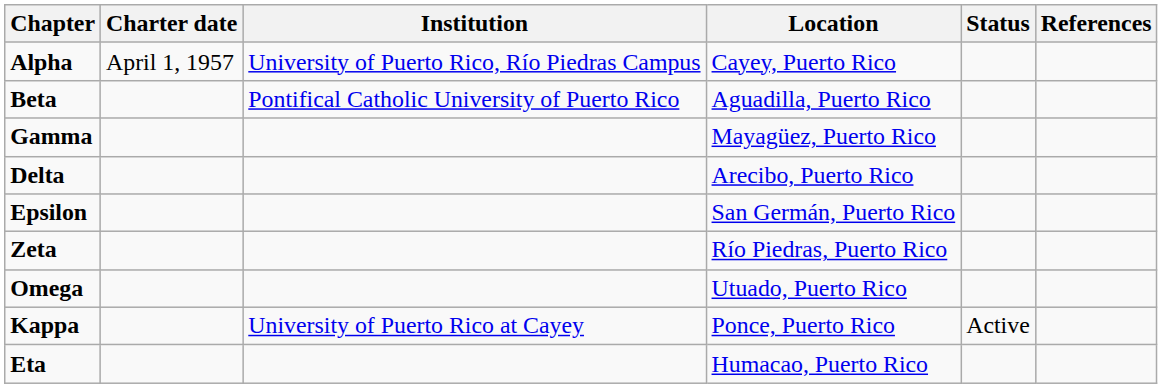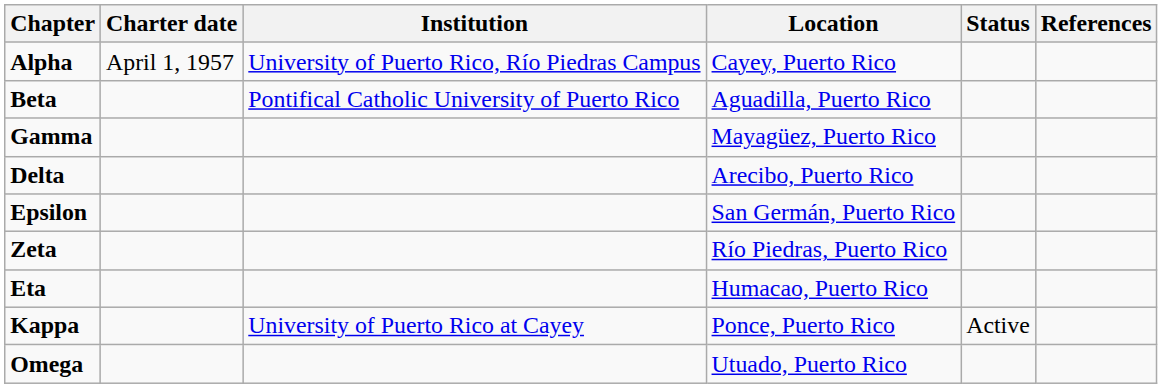rows swapped: (28, 363) <-> (47, 288)
